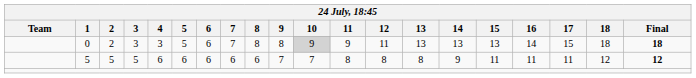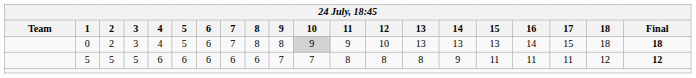(160, 44) 3 -> (160, 44) 4
(384, 44) 11 -> (384, 44) 10
